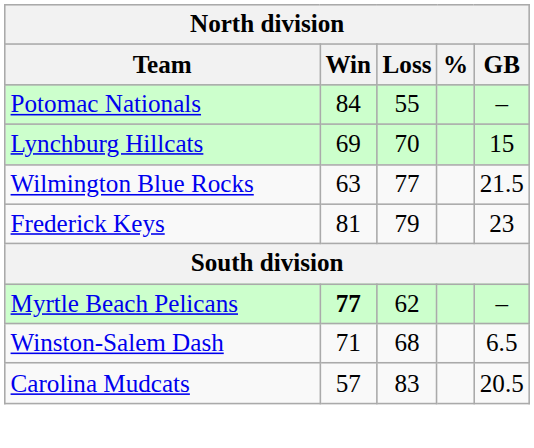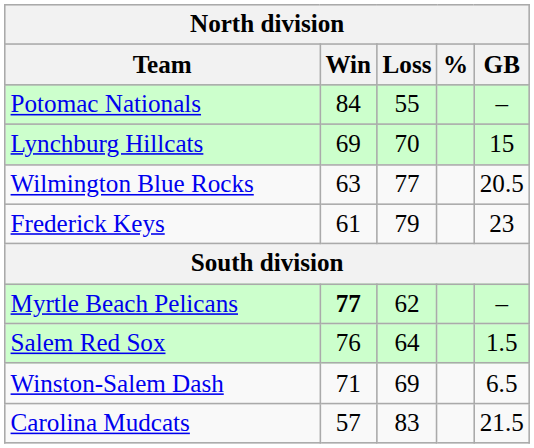(502, 183) 21.5 -> (502, 183) 20.5
(348, 223) 81 -> (348, 223) 61
+ row: (88, 343)
(407, 343) 68 -> (407, 382) 69
(502, 382) 20.5 -> (502, 422) 21.5
